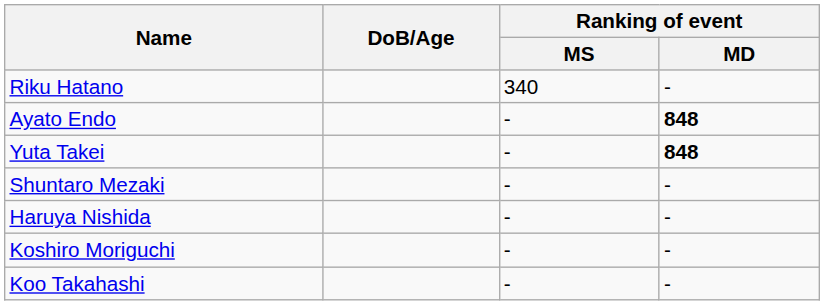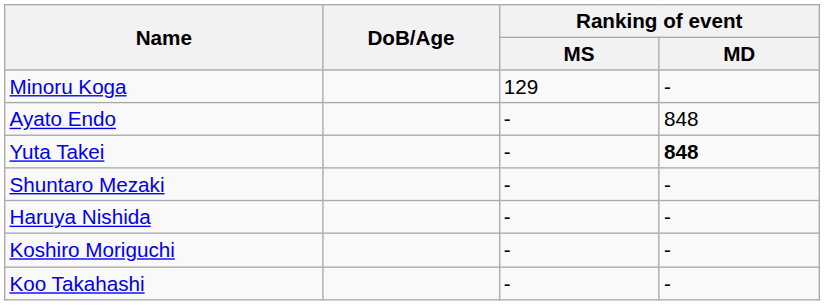+ row: (68, 87)
- row: (66, 87)
(681, 119) bold -> (681, 119) normal
